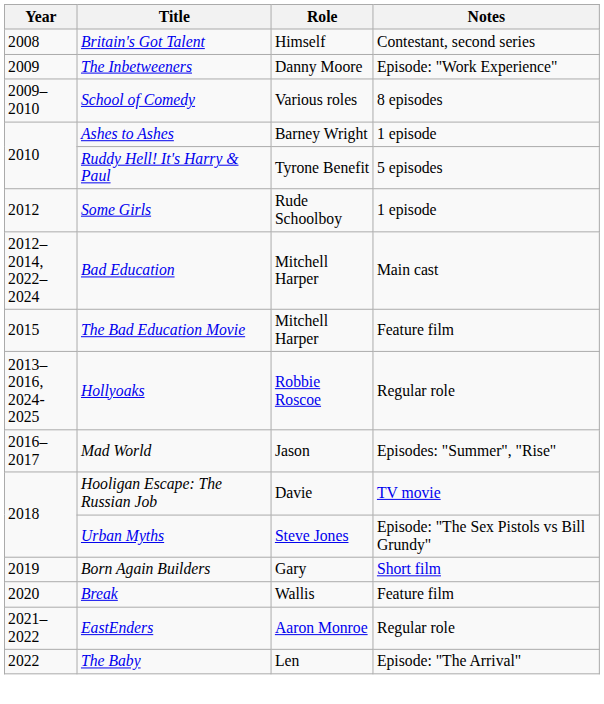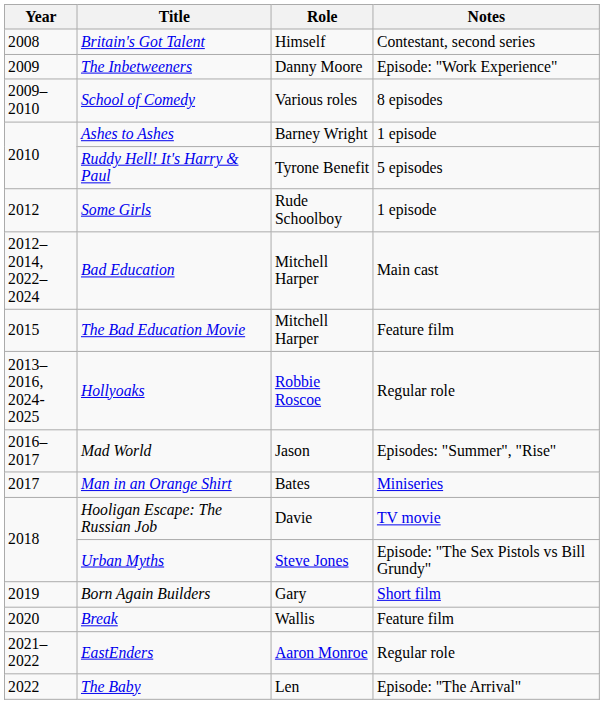+ row: (156, 484)
